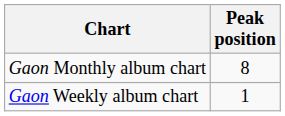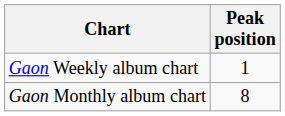rows swapped: (103, 96) <-> (107, 67)
